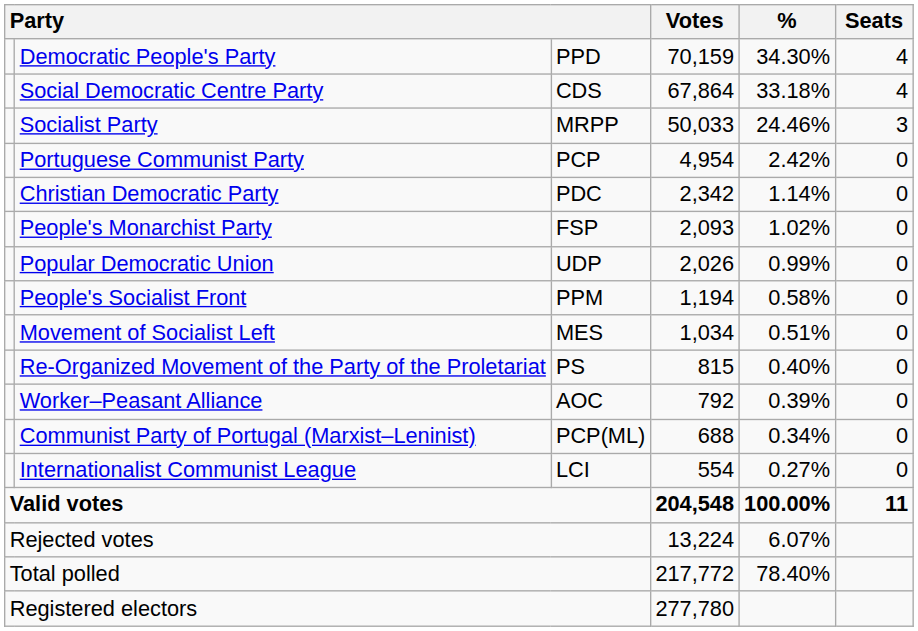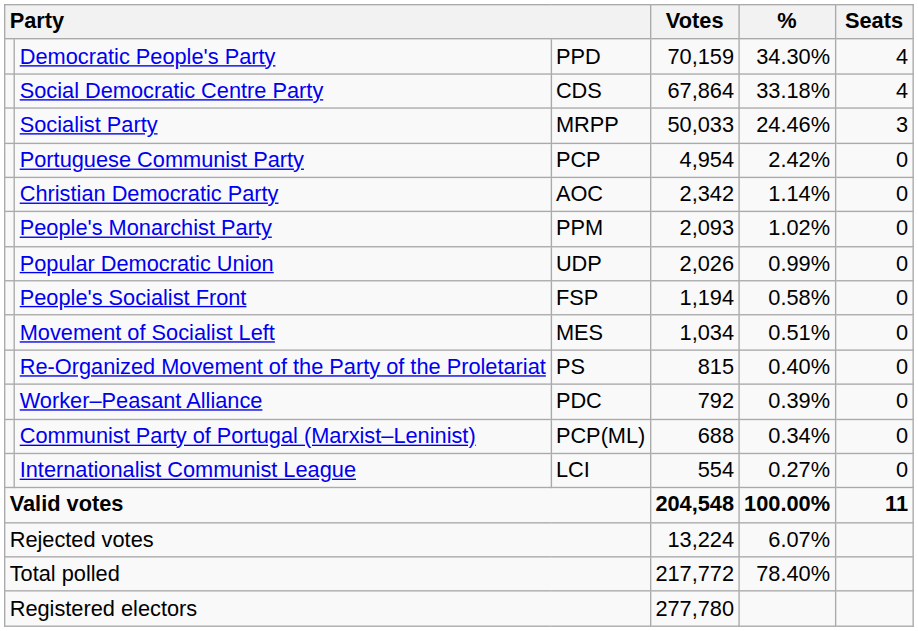(579, 194) PDC -> (579, 194) AOC
(577, 228) FSP -> (579, 228) PPM
(579, 297) PPM -> (577, 297) FSP
(579, 401) AOC -> (579, 401) PDC
